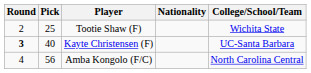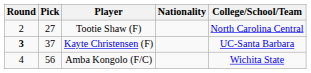(50, 28) 25 -> (50, 28) 27
(257, 28) Wichita State -> (257, 28) North Carolina Central
(50, 44) 40 -> (50, 44) 37
(257, 60) North Carolina Central -> (257, 60) Wichita State
